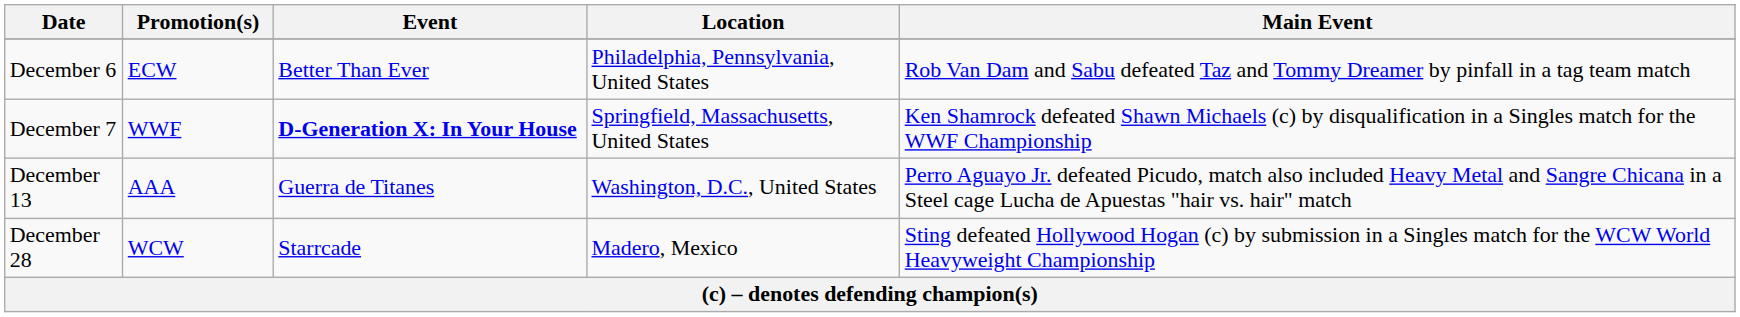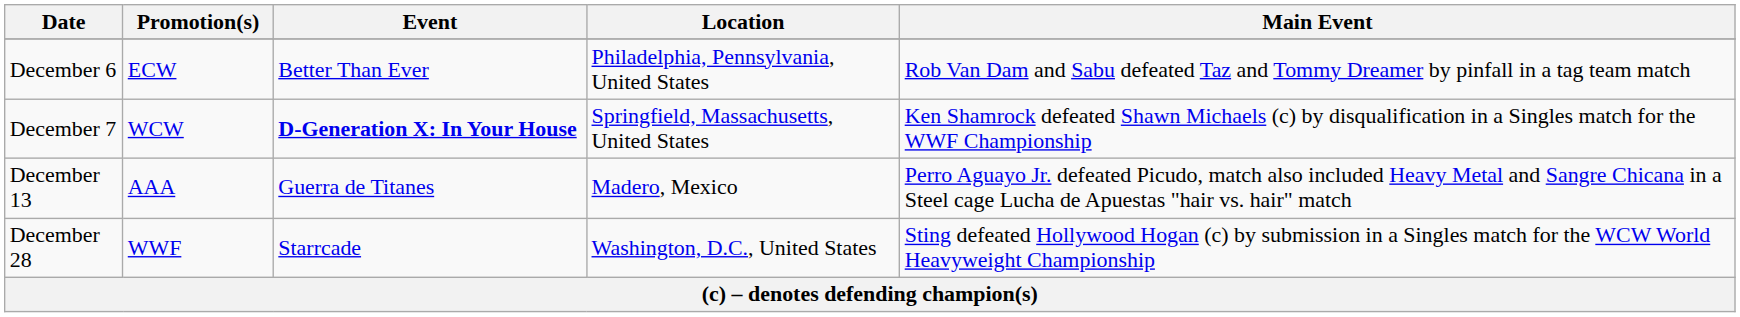(155, 128) WWF -> (156, 128) WCW
(734, 187) Washington, D.C., United States -> (665, 187) Madero, Mexico
(156, 247) WCW -> (155, 247) WWF
(665, 247) Madero, Mexico -> (734, 247) Washington, D.C., United States
